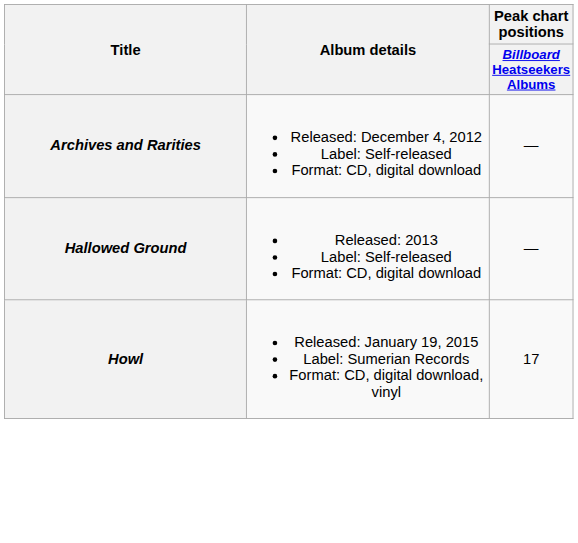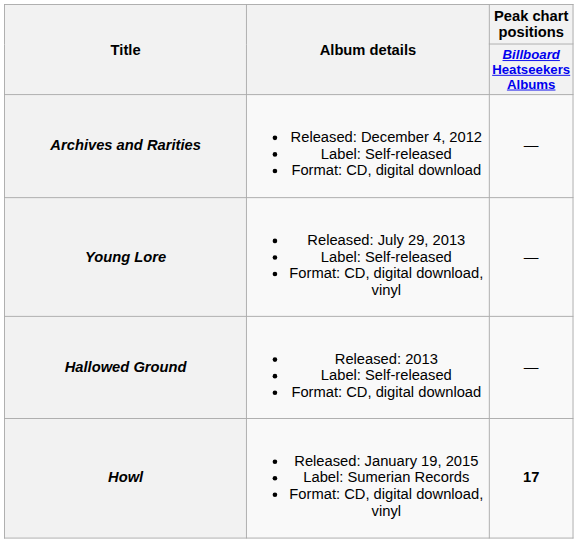+ row: (126, 256)
(531, 359) normal -> (531, 478) bold
